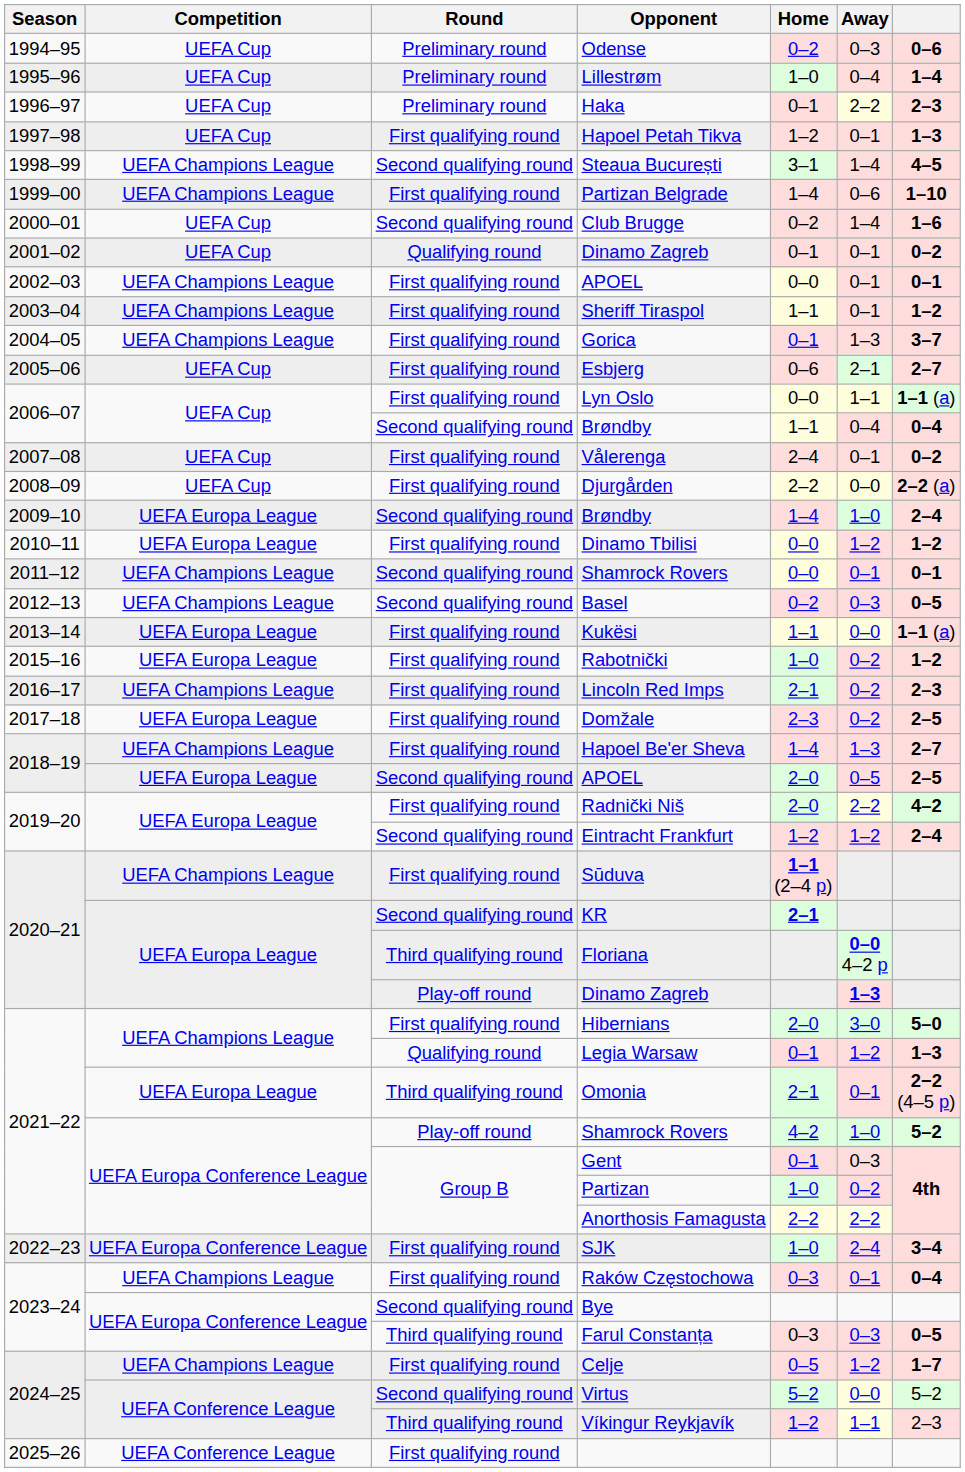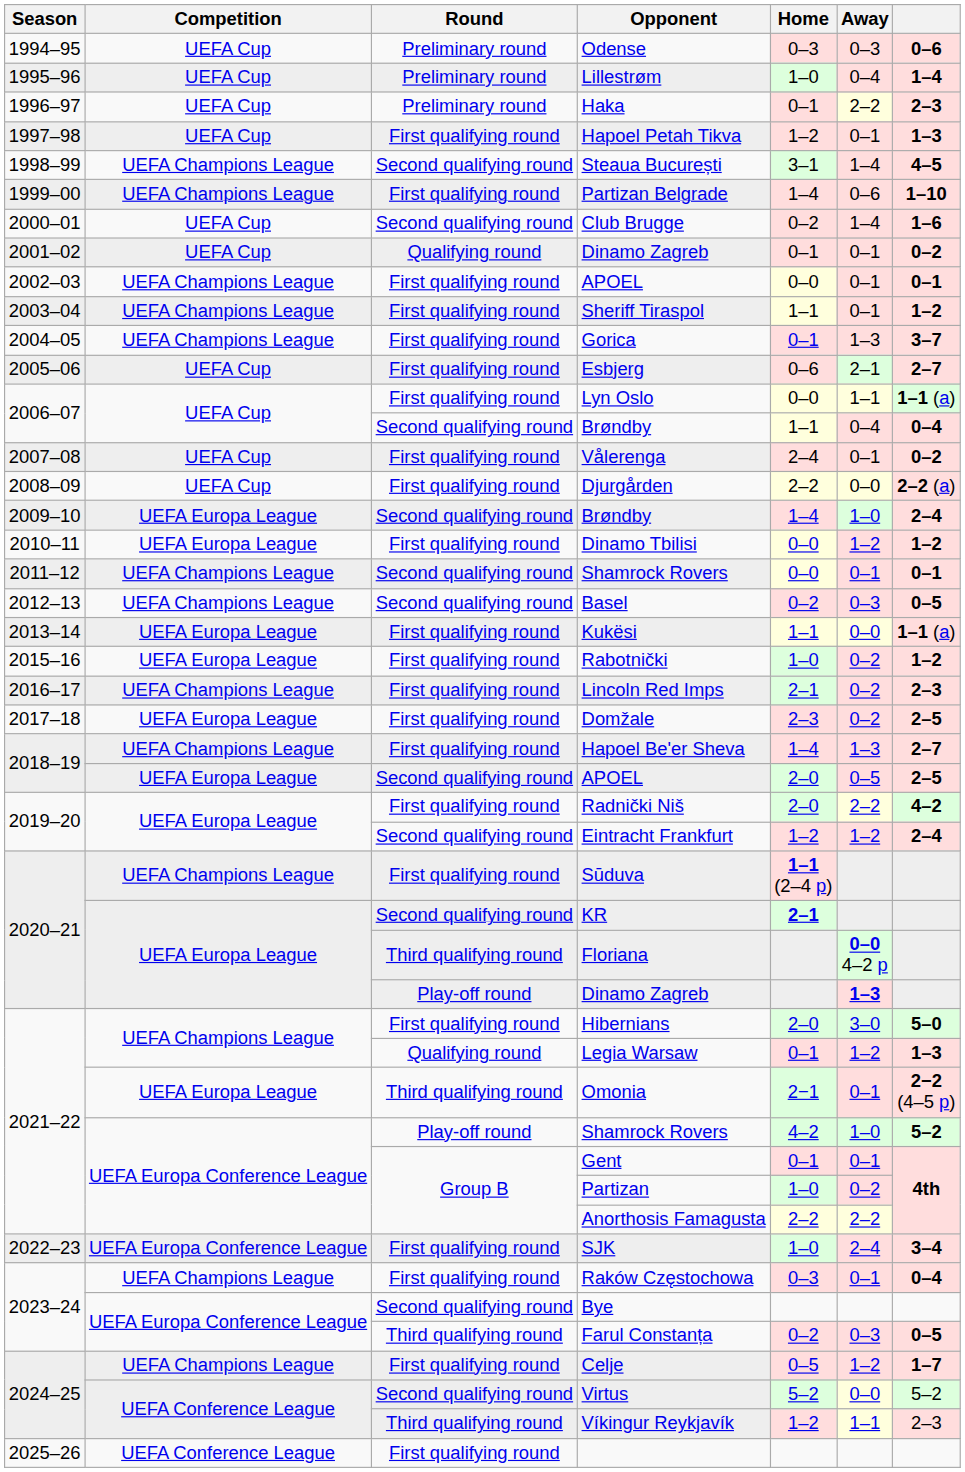(803, 48) 0–2 -> (803, 48) 0–3
(865, 1160) 0–3 -> (865, 1160) 0–1
(803, 1335) 0–3 -> (803, 1335) 0–2
